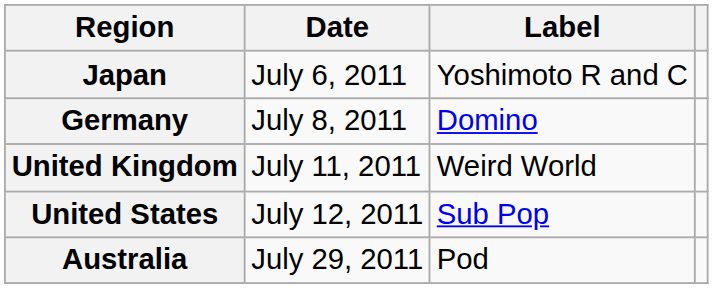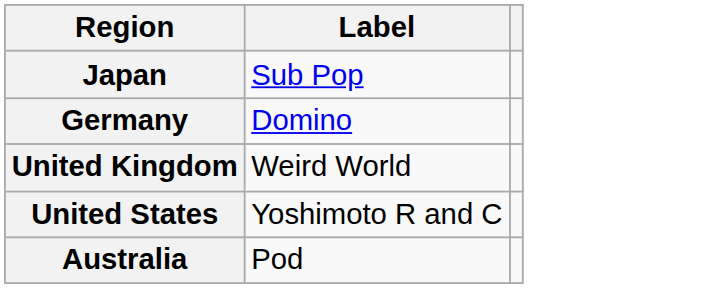- column: (337, 27)
(562, 74) Yoshimoto R and C -> (307, 74) Sub Pop
(493, 213) Sub Pop -> (377, 213) Yoshimoto R and C
